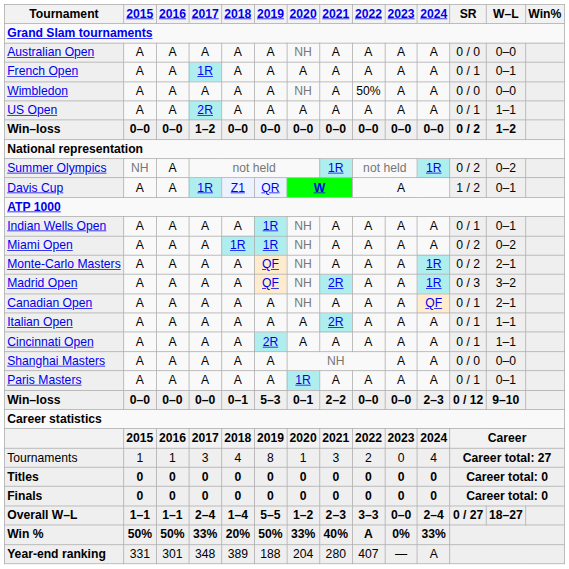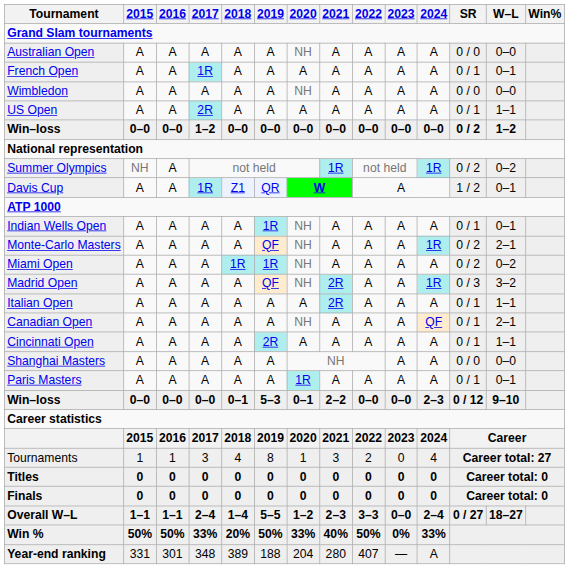(368, 91) 50% -> (368, 91) A
rows swapped: (40, 245) <-> (64, 264)
rows swapped: (40, 322) <-> (50, 303)
(368, 534) A -> (368, 534) 50%
